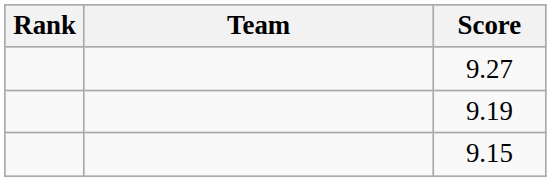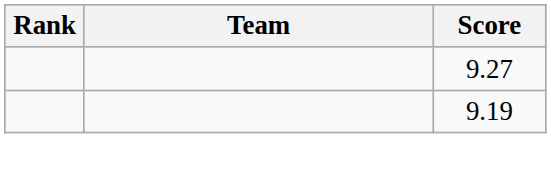- row: (489, 153)
